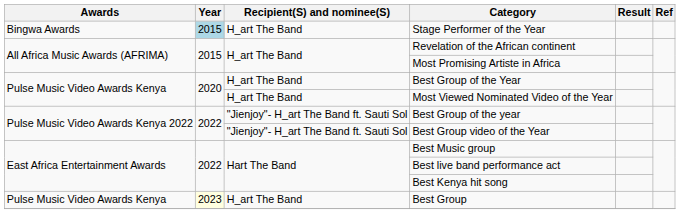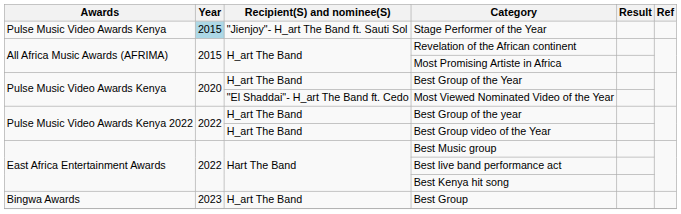(43, 30) Bingwa Awards -> (86, 30) Pulse Music Video Awards Kenya
(264, 30) H_art The Band -> (317, 30) "Jienjoy"- H_art The Band ft. Sauti Sol
(264, 98) H_art The Band -> (318, 98) "El Shaddai"- H_art The Band ft. Cedo
(317, 115) "Jienjoy"- H_art The Band ft. Sauti Sol -> (264, 115) H_art The Band
(317, 132) "Jienjoy"- H_art The Band ft. Sauti Sol -> (264, 132) H_art The Band
(86, 200) Pulse Music Video Awards Kenya -> (43, 200) Bingwa Awards
(210, 200) lightyellow background -> (210, 200) no background
